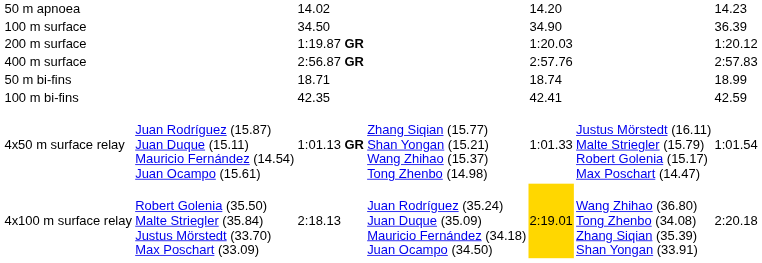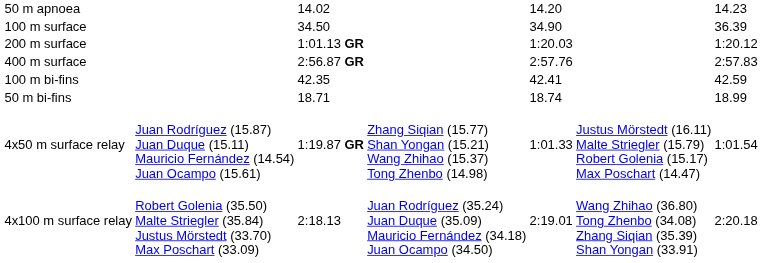(331, 44) 1:19.87 GR -> (331, 44) 1:01.13 GR
rows swapped: (38, 80) <-> (42, 97)
(331, 144) 1:01.13 GR -> (331, 144) 1:19.87 GR
(551, 221) gold background -> (551, 221) no background
